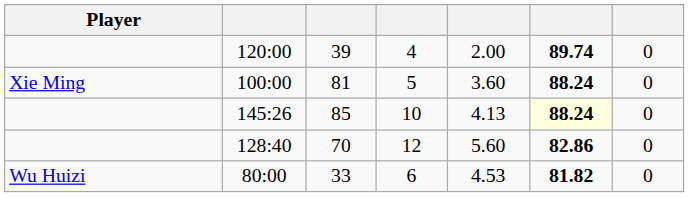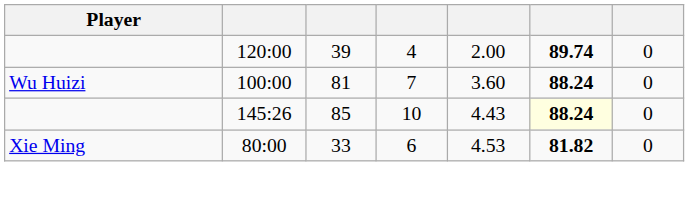(47, 82) Xie Ming -> (47, 82) Wu Huizi
(412, 82) 5 -> (412, 82) 7
(488, 113) 4.13 -> (488, 113) 4.43
- row: (264, 144)
(47, 176) Wu Huizi -> (47, 144) Xie Ming
